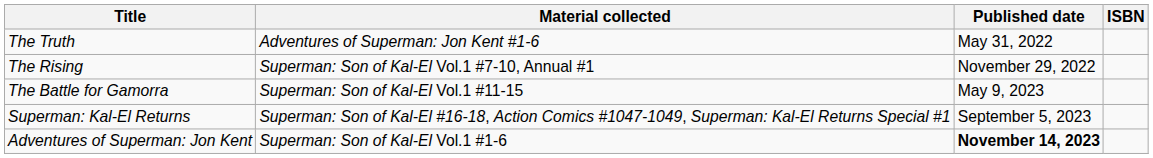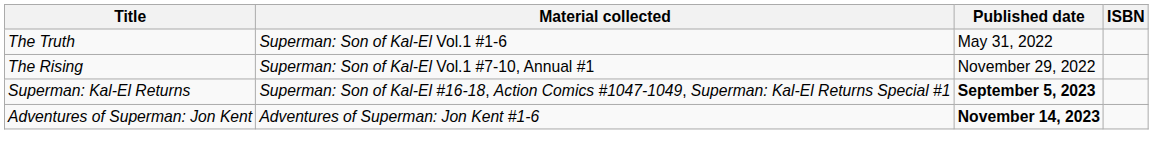(399, 41) Adventures of Superman: Jon Kent #1-6 -> (383, 41) Superman: Son of Kal-El Vol.1 #1-6
- row: (88, 91)
(1024, 116) normal -> (1027, 91) bold
(383, 141) Superman: Son of Kal-El Vol.1 #1-6 -> (399, 116) Adventures of Superman: Jon Kent #1-6
